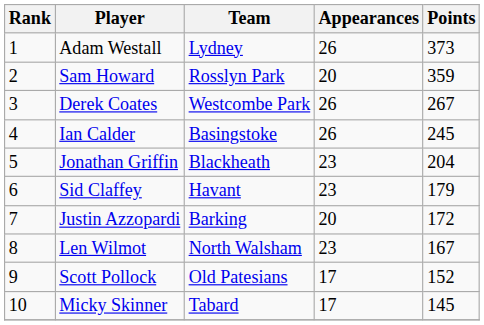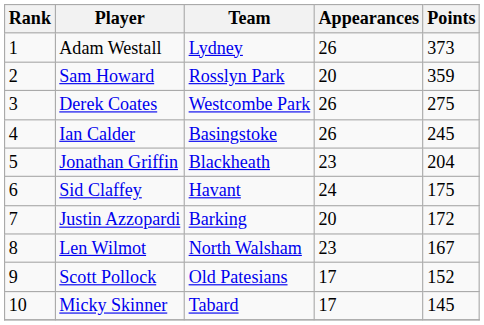(441, 104) 267 -> (441, 104) 275
(328, 190) 23 -> (328, 190) 24
(441, 190) 179 -> (441, 190) 175
